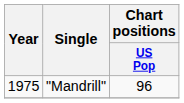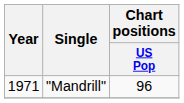(24, 86) 1975 -> (24, 86) 1971
